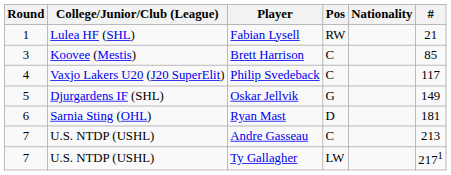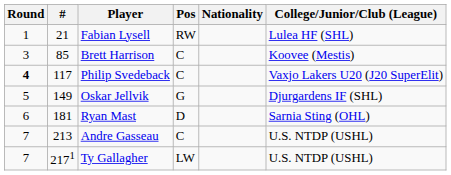columns swapped: (431, 14) <-> (137, 14)
(26, 75) normal -> (26, 75) bold
